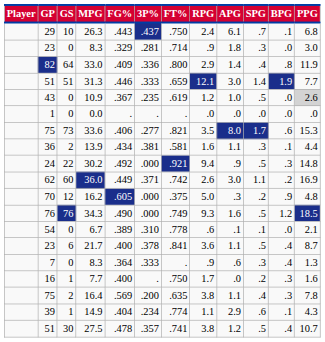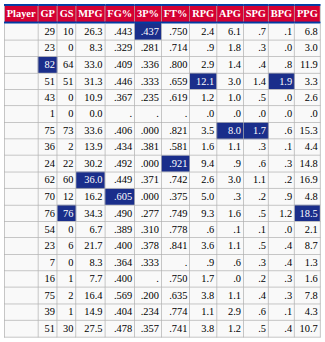(311, 81) 7.7 -> (311, 81) 3.3
(311, 97) lightgrey background -> (311, 97) no background
(150, 130) .277 -> (150, 130) .000
(262, 163) .5 -> (262, 163) .6
(150, 213) .000 -> (150, 213) .277
